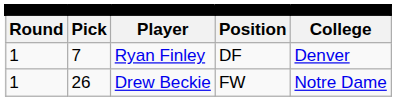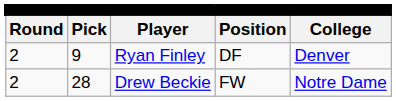(14, 56) 1 -> (14, 56) 2
(76, 56) 7 -> (76, 56) 9
(14, 83) 1 -> (14, 83) 2
(81, 83) 26 -> (81, 83) 28
